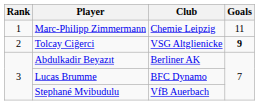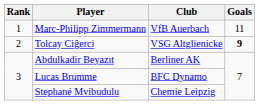(183, 28) Chemie Leipzig -> (180, 28) VfB Auerbach
(180, 92) VfB Auerbach -> (183, 92) Chemie Leipzig
